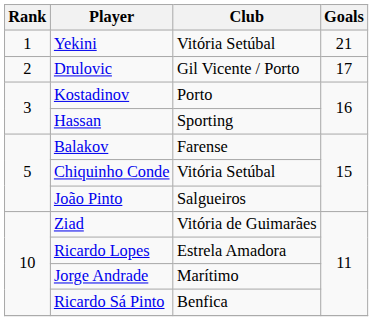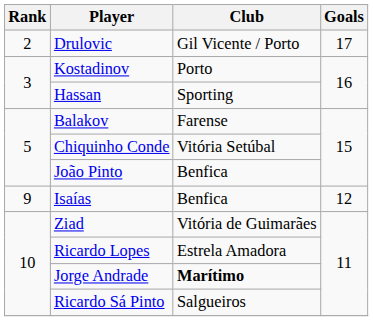- row: (75, 43)
(211, 198) Salgueiros -> (202, 172) Benfica
+ row: (72, 198)
(208, 276) normal -> (211, 276) bold
(202, 302) Benfica -> (211, 302) Salgueiros
